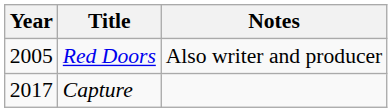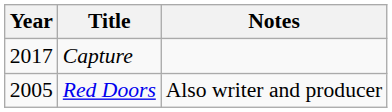rows swapped: (109, 55) <-> (98, 90)
